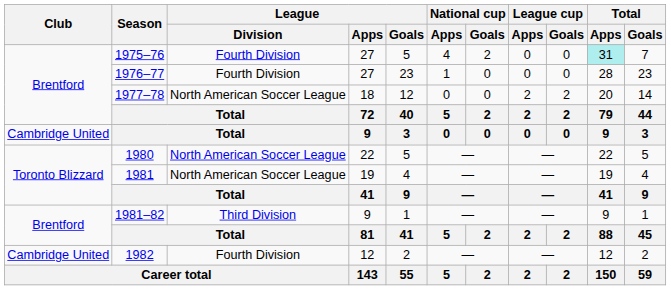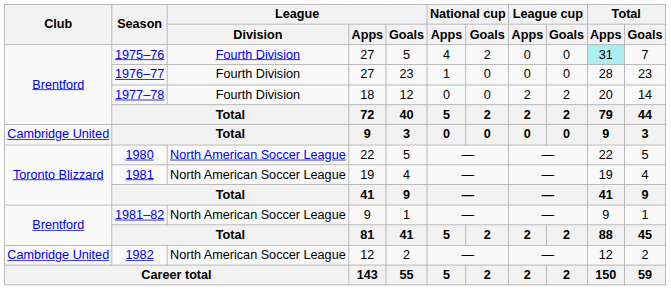(258, 94) North American Soccer League -> (258, 94) Fourth Division
(258, 214) Third Division -> (258, 214) North American Soccer League
(258, 255) Fourth Division -> (258, 255) North American Soccer League
